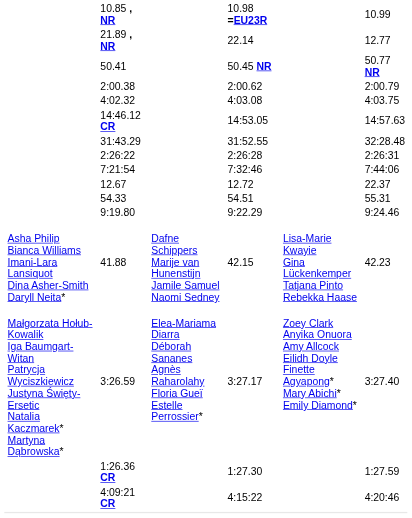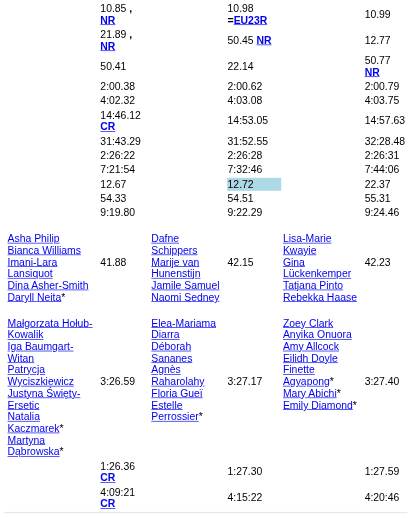(241, 40) 22.14 -> (250, 40) 50.45 NR
(250, 66) 50.45 NR -> (241, 66) 22.14
(241, 184) no background -> (241, 184) lightblue background
